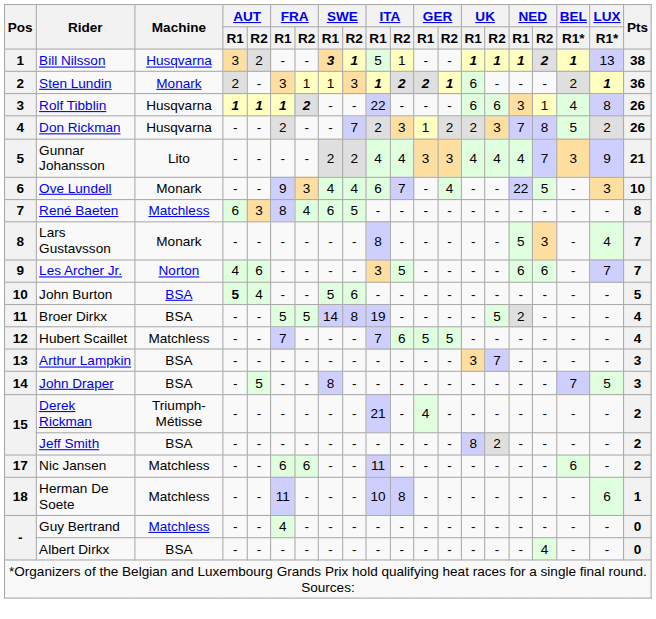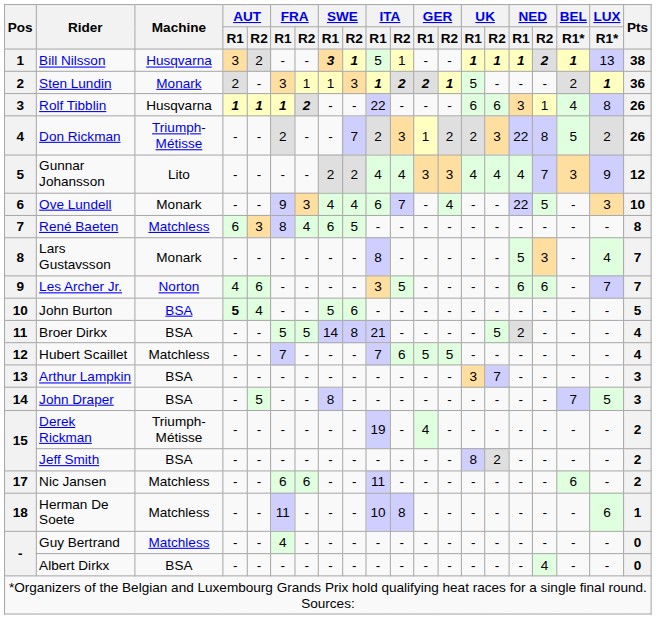(473, 83) 6 -> (473, 83) 5
(179, 127) Husqvarna -> (179, 135) Triumph-Métisse
(521, 127) 7 -> (521, 135) 22
(638, 158) 21 -> (638, 174) 12
(378, 316) 19 -> (378, 332) 21
(378, 413) 21 -> (378, 429) 19
